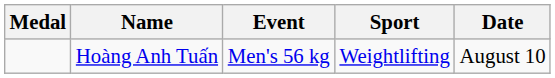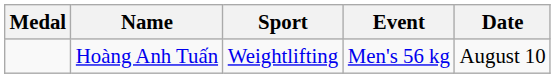columns swapped: (395, 21) <-> (279, 21)
